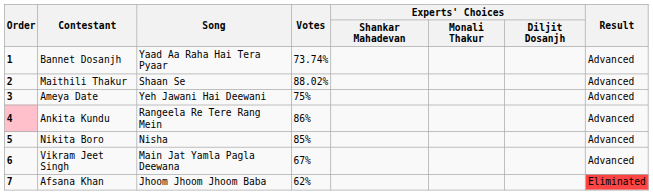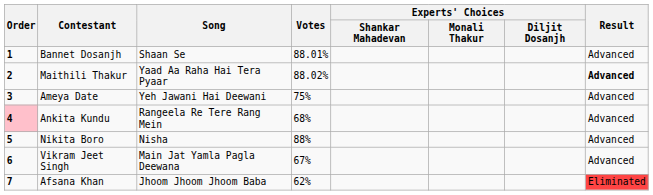(200, 60) Yaad Aa Raha Hai Tera Pyaar -> (162, 55) Shaan Se
(311, 60) 73.74% -> (311, 55) 88.01%
(162, 81) Shaan Se -> (200, 76) Yaad Aa Raha Hai Tera Pyaar
(611, 81) normal -> (611, 76) bold
(302, 118) 86% -> (302, 118) 68%
(302, 140) 85% -> (302, 140) 88%
